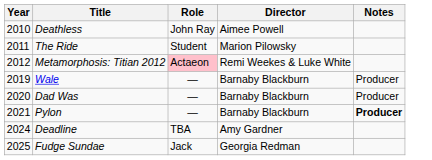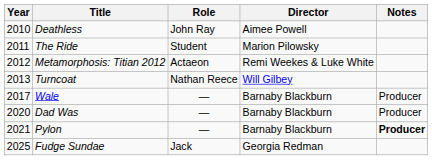(190, 63) pink background -> (190, 63) no background
+ row: (56, 79)
(19, 79) 2019 -> (19, 96) 2017
- row: (56, 130)
